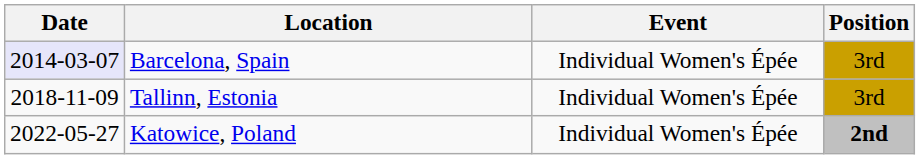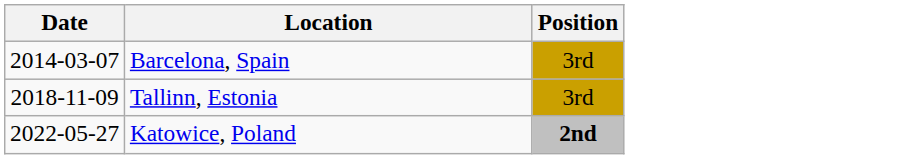- column: (678, 23)
(65, 60) lavender background -> (65, 60) no background
